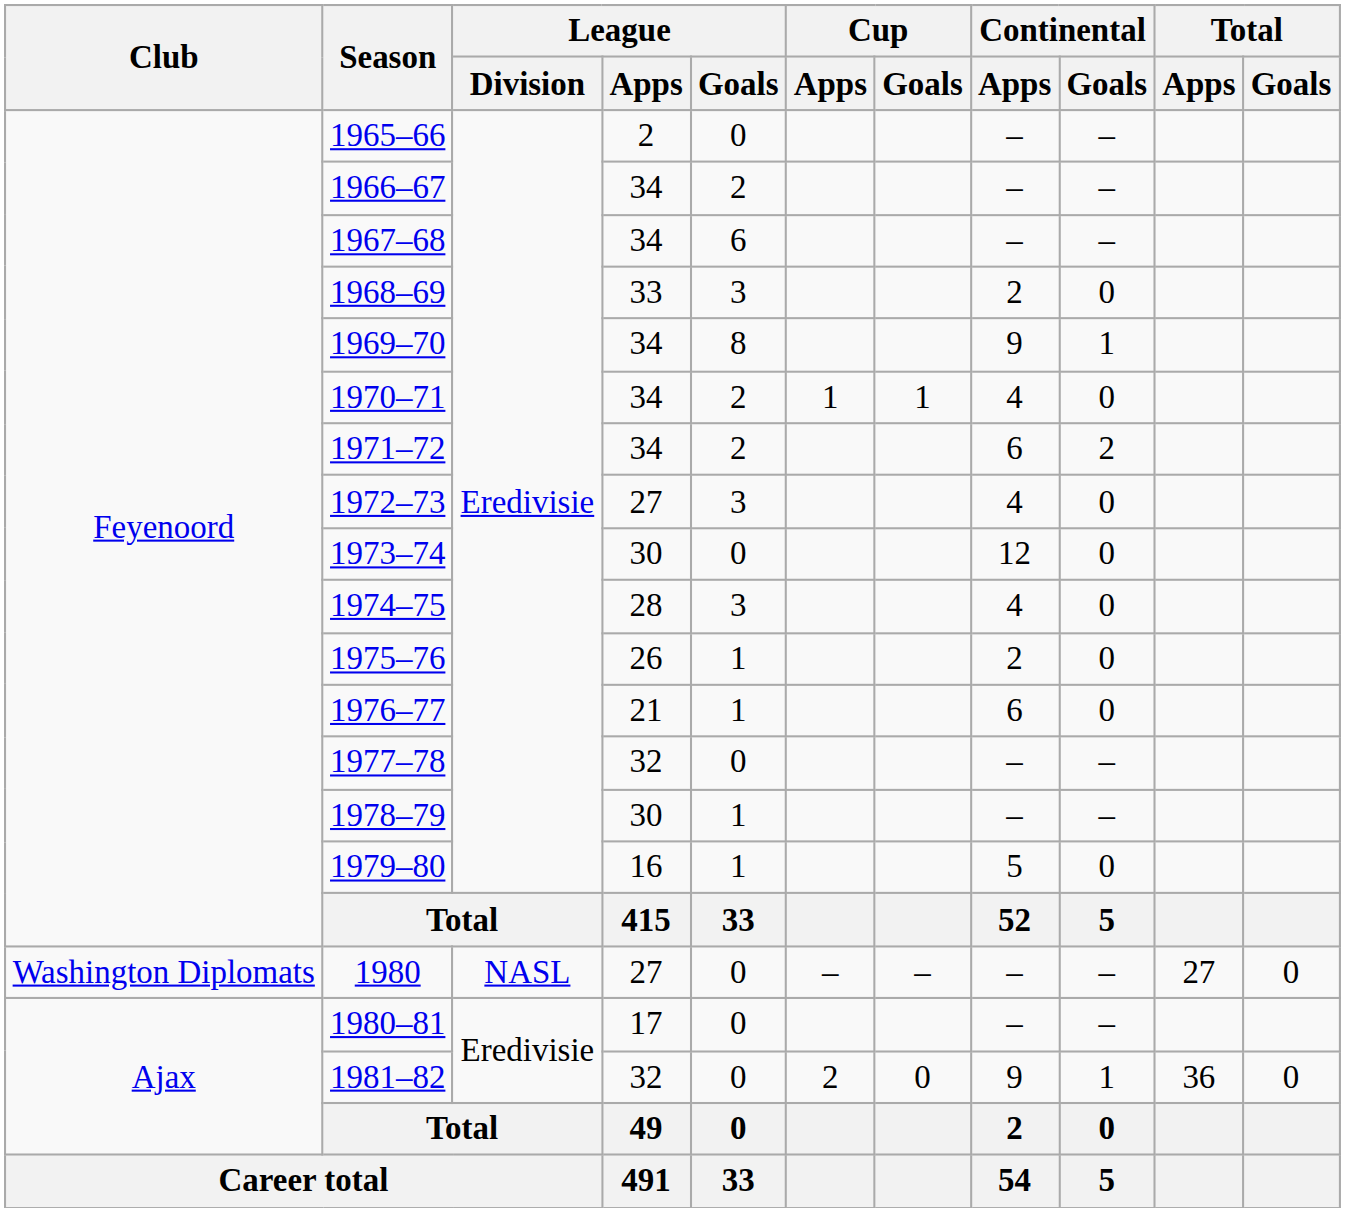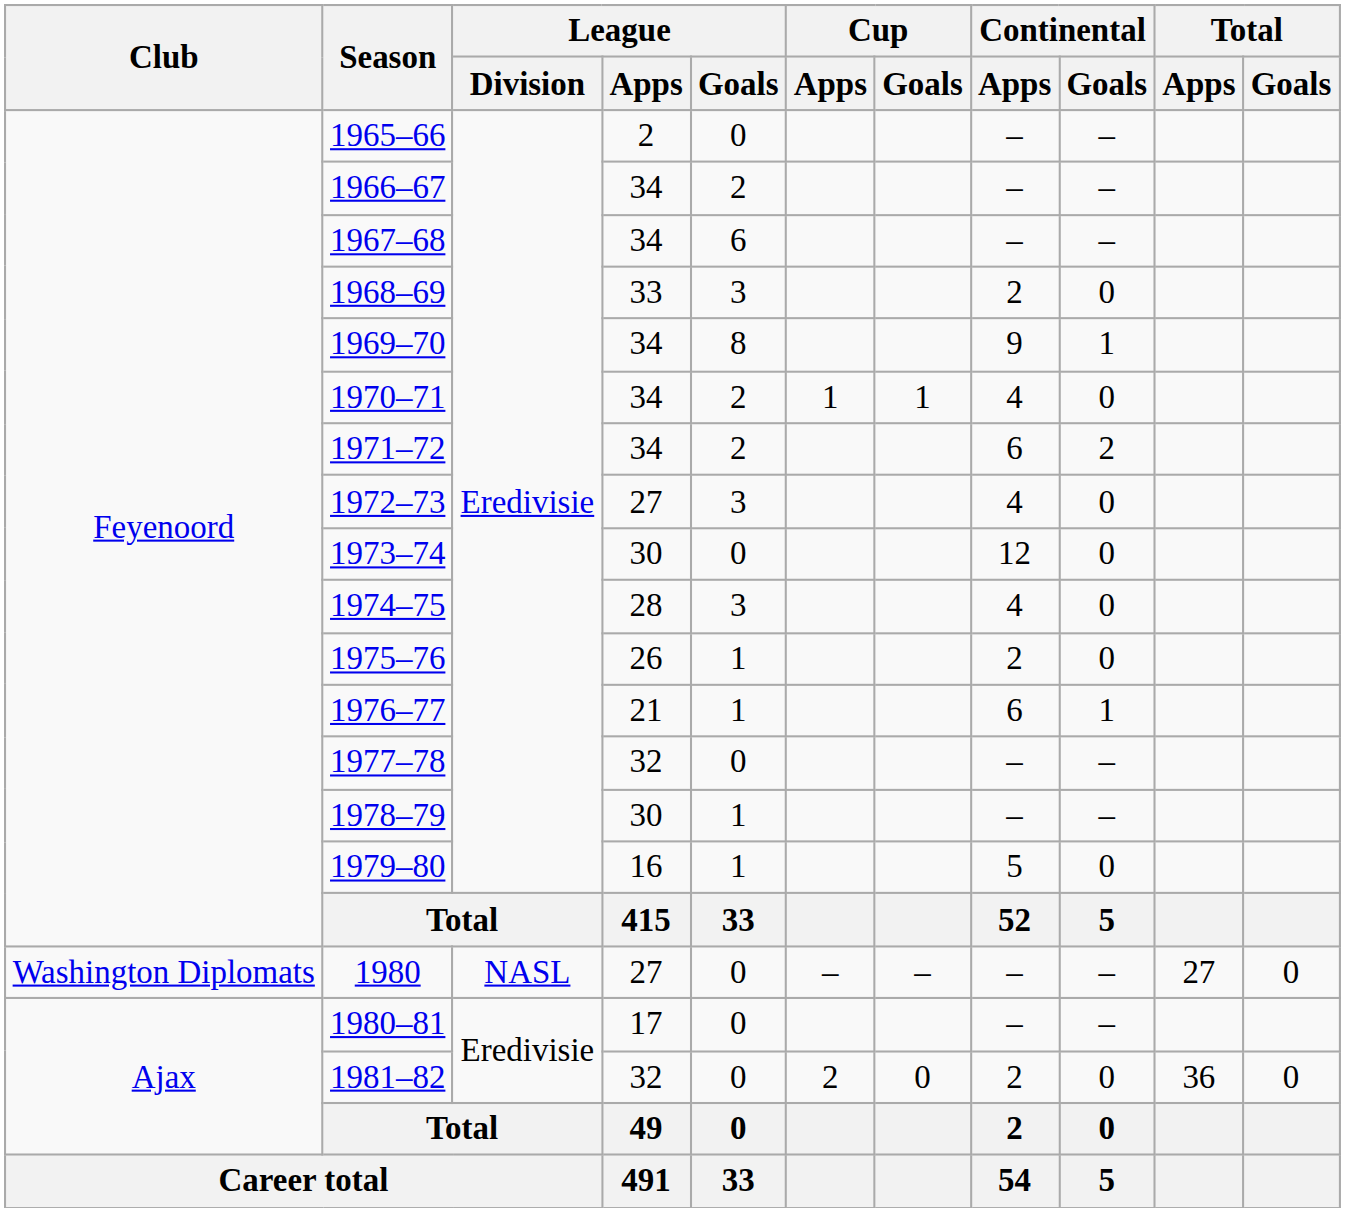(1107, 710) 0 -> (1107, 710) 1
(1015, 1076) 9 -> (1015, 1076) 2
(1107, 1076) 1 -> (1107, 1076) 0
